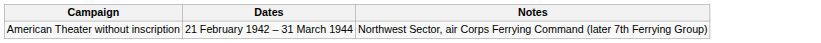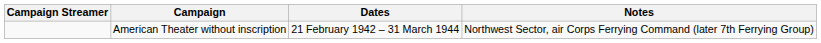+ column: (57, 13)
